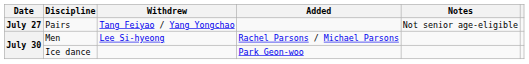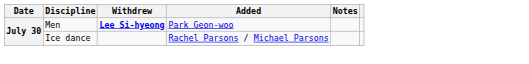- row: (58, 25)
(132, 38) normal -> (132, 25) bold
(319, 38) Rachel Parsons / Michael Parsons -> (201, 25) Park Geon-woo
(271, 52) Park Geon-woo -> (249, 38) Rachel Parsons / Michael Parsons
